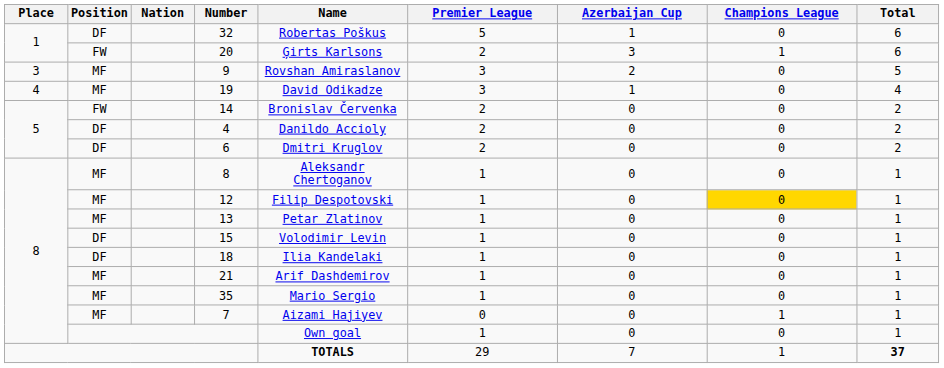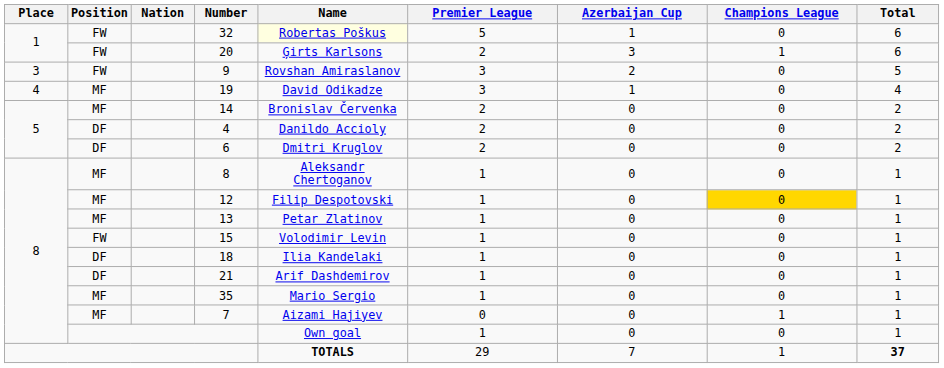(99, 34) DF -> (99, 34) FW
(333, 34) no background -> (333, 34) lightyellow background
(99, 72) MF -> (99, 72) FW
(99, 110) FW -> (99, 110) MF
(99, 238) DF -> (99, 238) FW
(99, 277) MF -> (99, 277) DF
